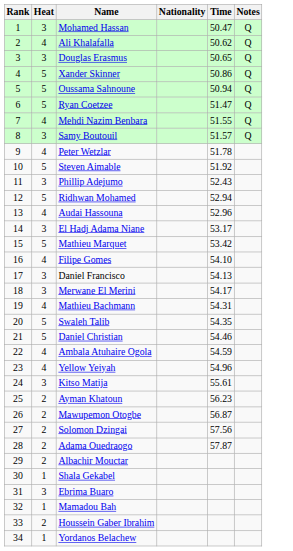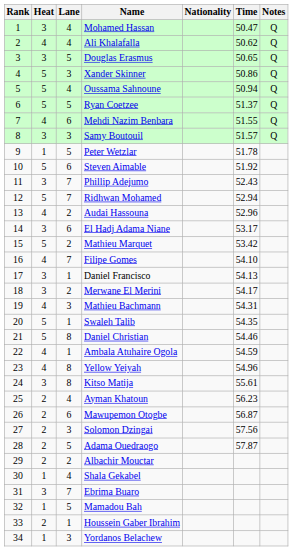+ column: (69, 12)
(221, 105) 51.47 -> (247, 105) 51.37
(44, 151) 4 -> (44, 151) 1
